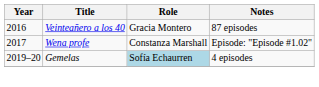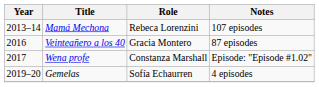+ row: (77, 27)
(161, 58) lightblue background -> (161, 74) no background
